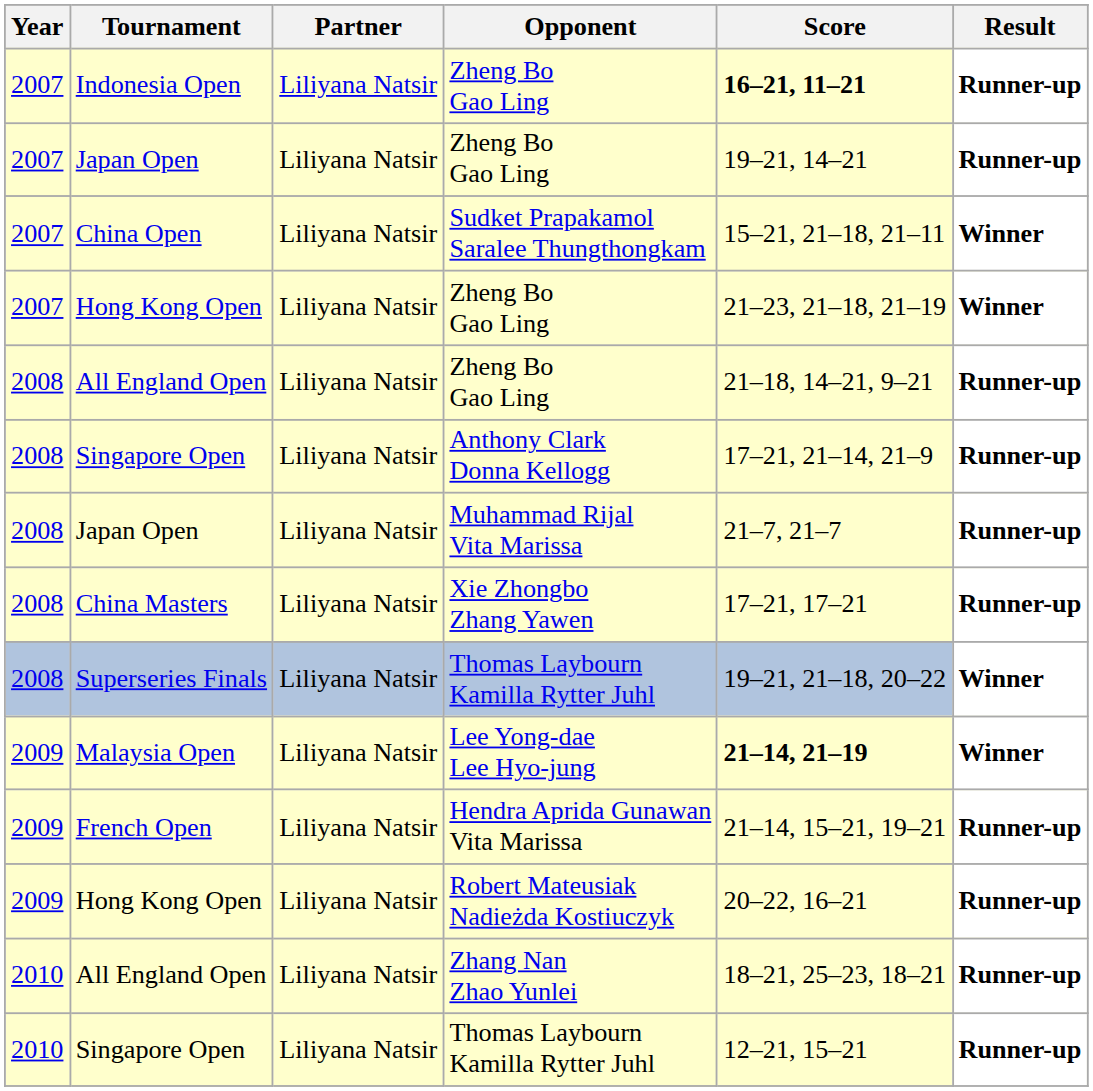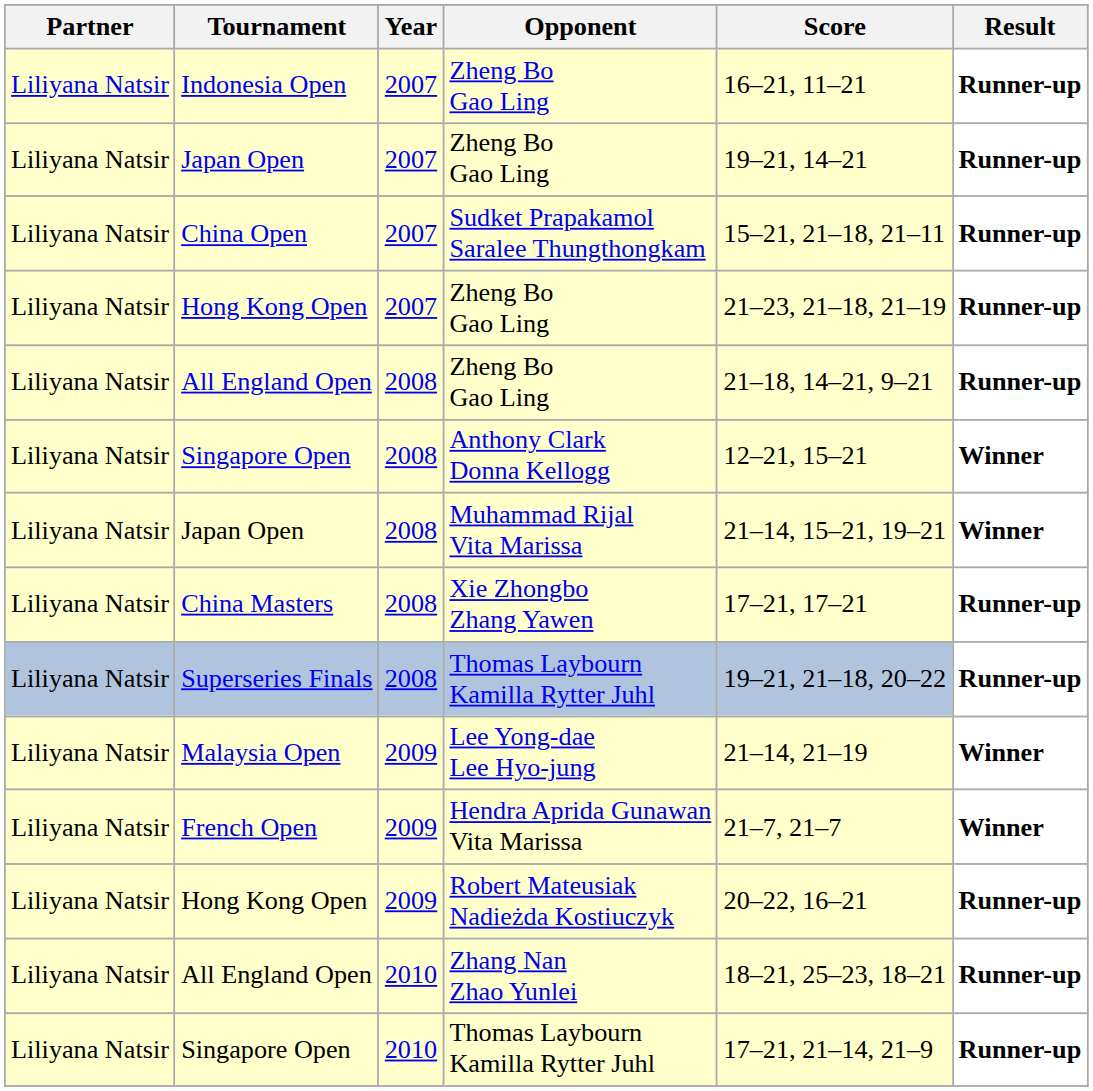columns swapped: (37, 26) <-> (358, 26)
(795, 85) bold -> (795, 85) normal
(1001, 233) Winner -> (1020, 233) Runner-up
(1001, 307) Winner -> (1020, 307) Runner-up
(828, 456) 17–21, 21–14, 21–9 -> (796, 456) 12–21, 15–21
(1020, 456) Runner-up -> (1001, 456) Winner
(782, 530) 21–7, 21–7 -> (835, 530) 21–14, 15–21, 19–21
(1020, 530) Runner-up -> (1001, 530) Winner
(1001, 678) Winner -> (1020, 678) Runner-up
(796, 752) bold -> (796, 752) normal
(835, 826) 21–14, 15–21, 19–21 -> (782, 826) 21–7, 21–7
(1020, 826) Runner-up -> (1001, 826) Winner
(796, 1049) 12–21, 15–21 -> (828, 1049) 17–21, 21–14, 21–9
